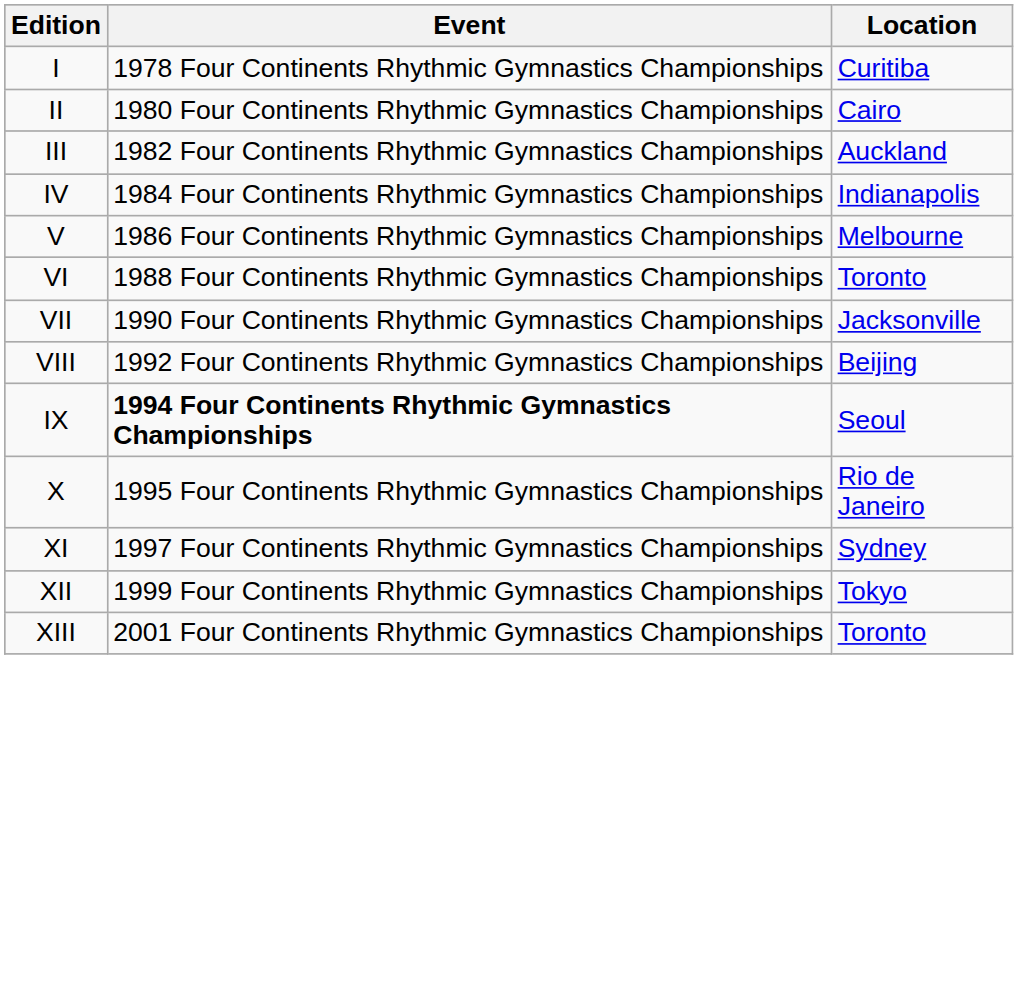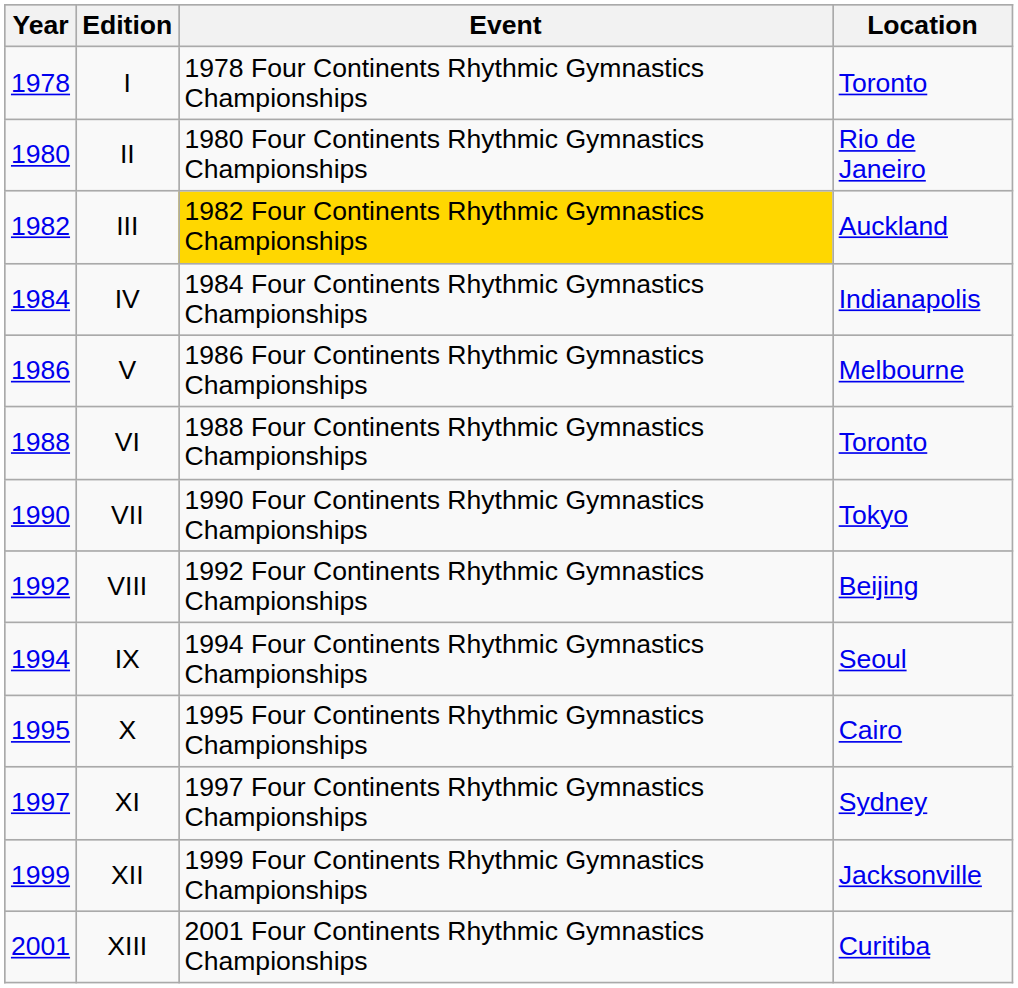+ column: (40, 25)
(883, 67) Curitiba -> (883, 82) Toronto
(869, 109) Cairo -> (882, 154) Rio de Janeiro
(468, 151) no background -> (444, 226) gold background
(909, 320) Jacksonville -> (873, 514) Tokyo
(392, 419) bold -> (444, 658) normal
(881, 491) Rio de Janeiro -> (870, 730) Cairo
(872, 590) Tokyo -> (910, 874) Jacksonville
(882, 632) Toronto -> (884, 946) Curitiba
